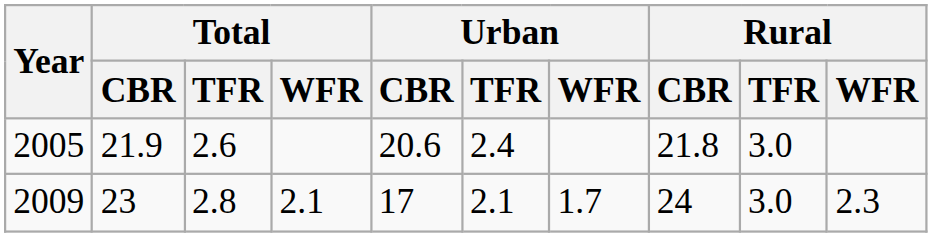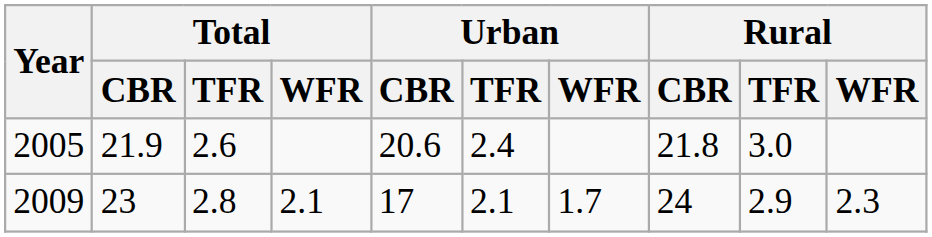(770, 201) 3.0 -> (770, 201) 2.9
